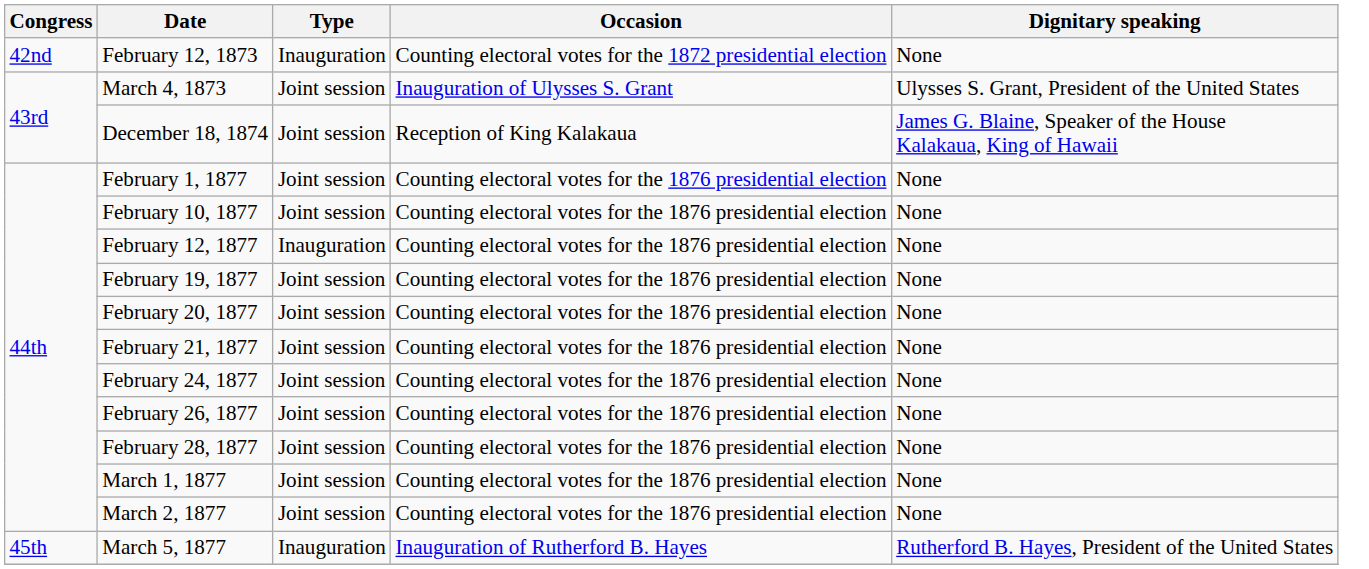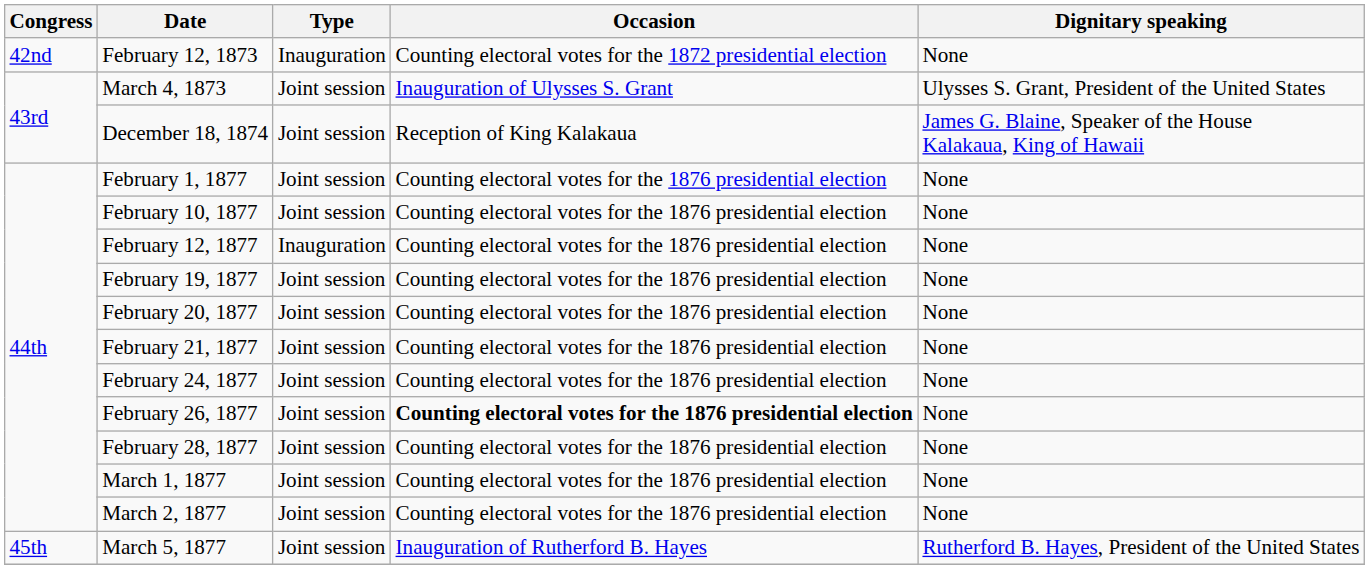(641, 413) normal -> (654, 413) bold
(332, 547) Inauguration -> (332, 547) Joint session
